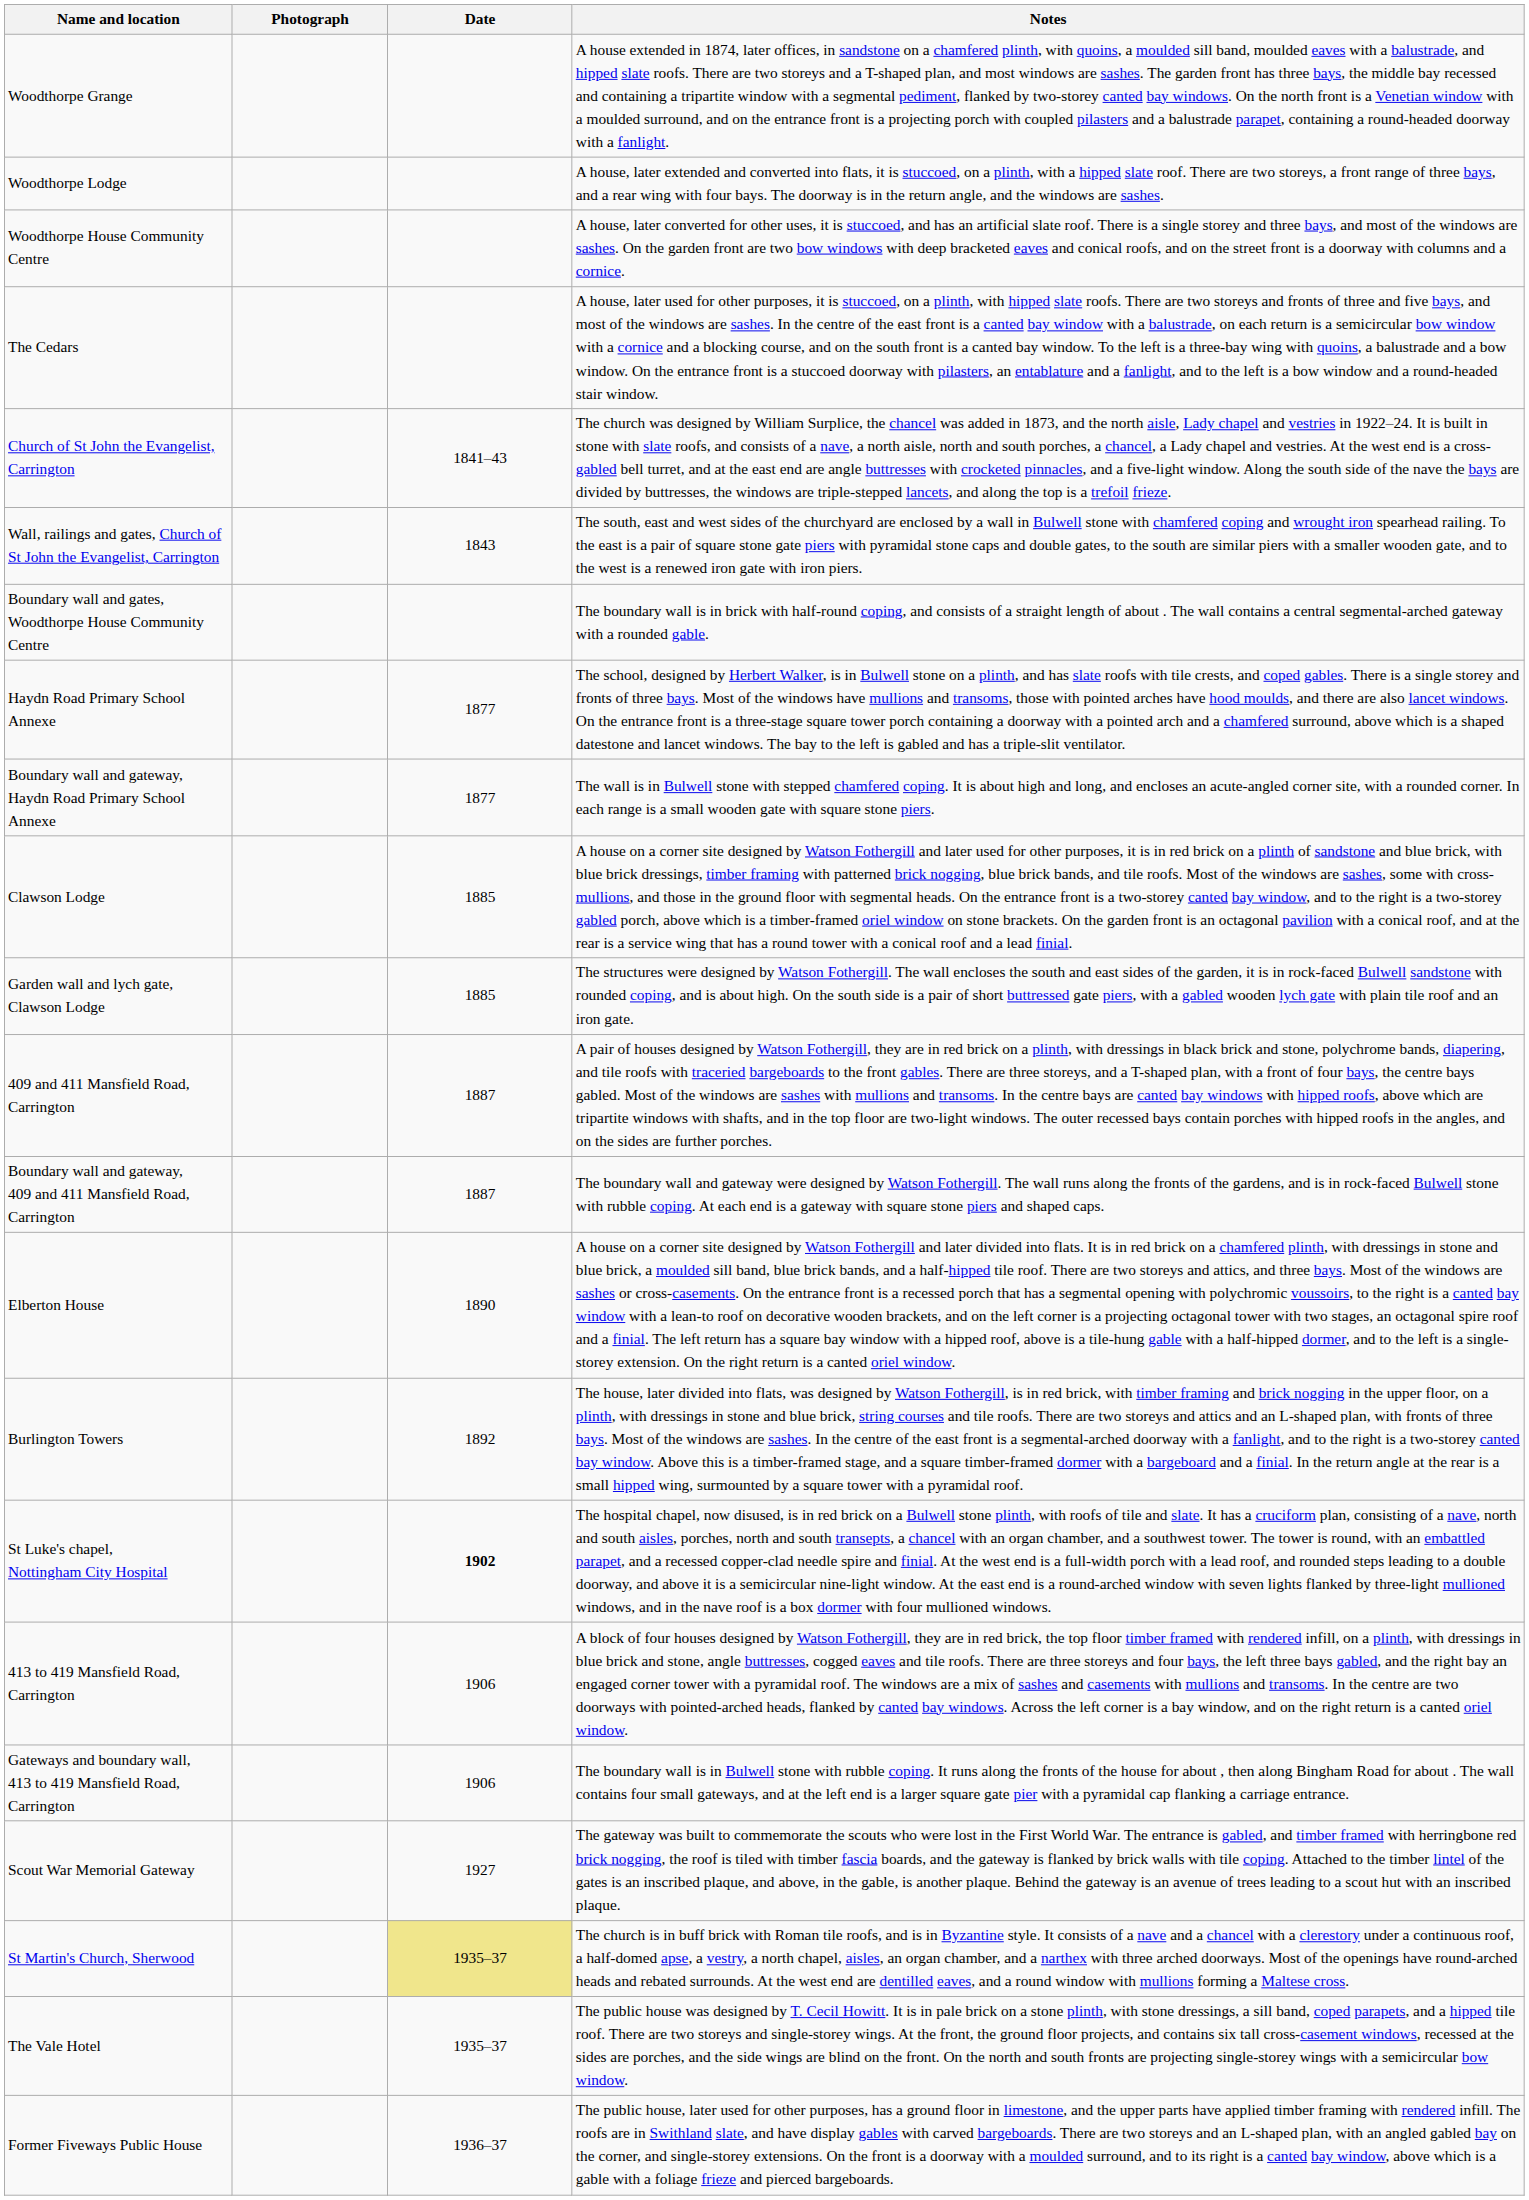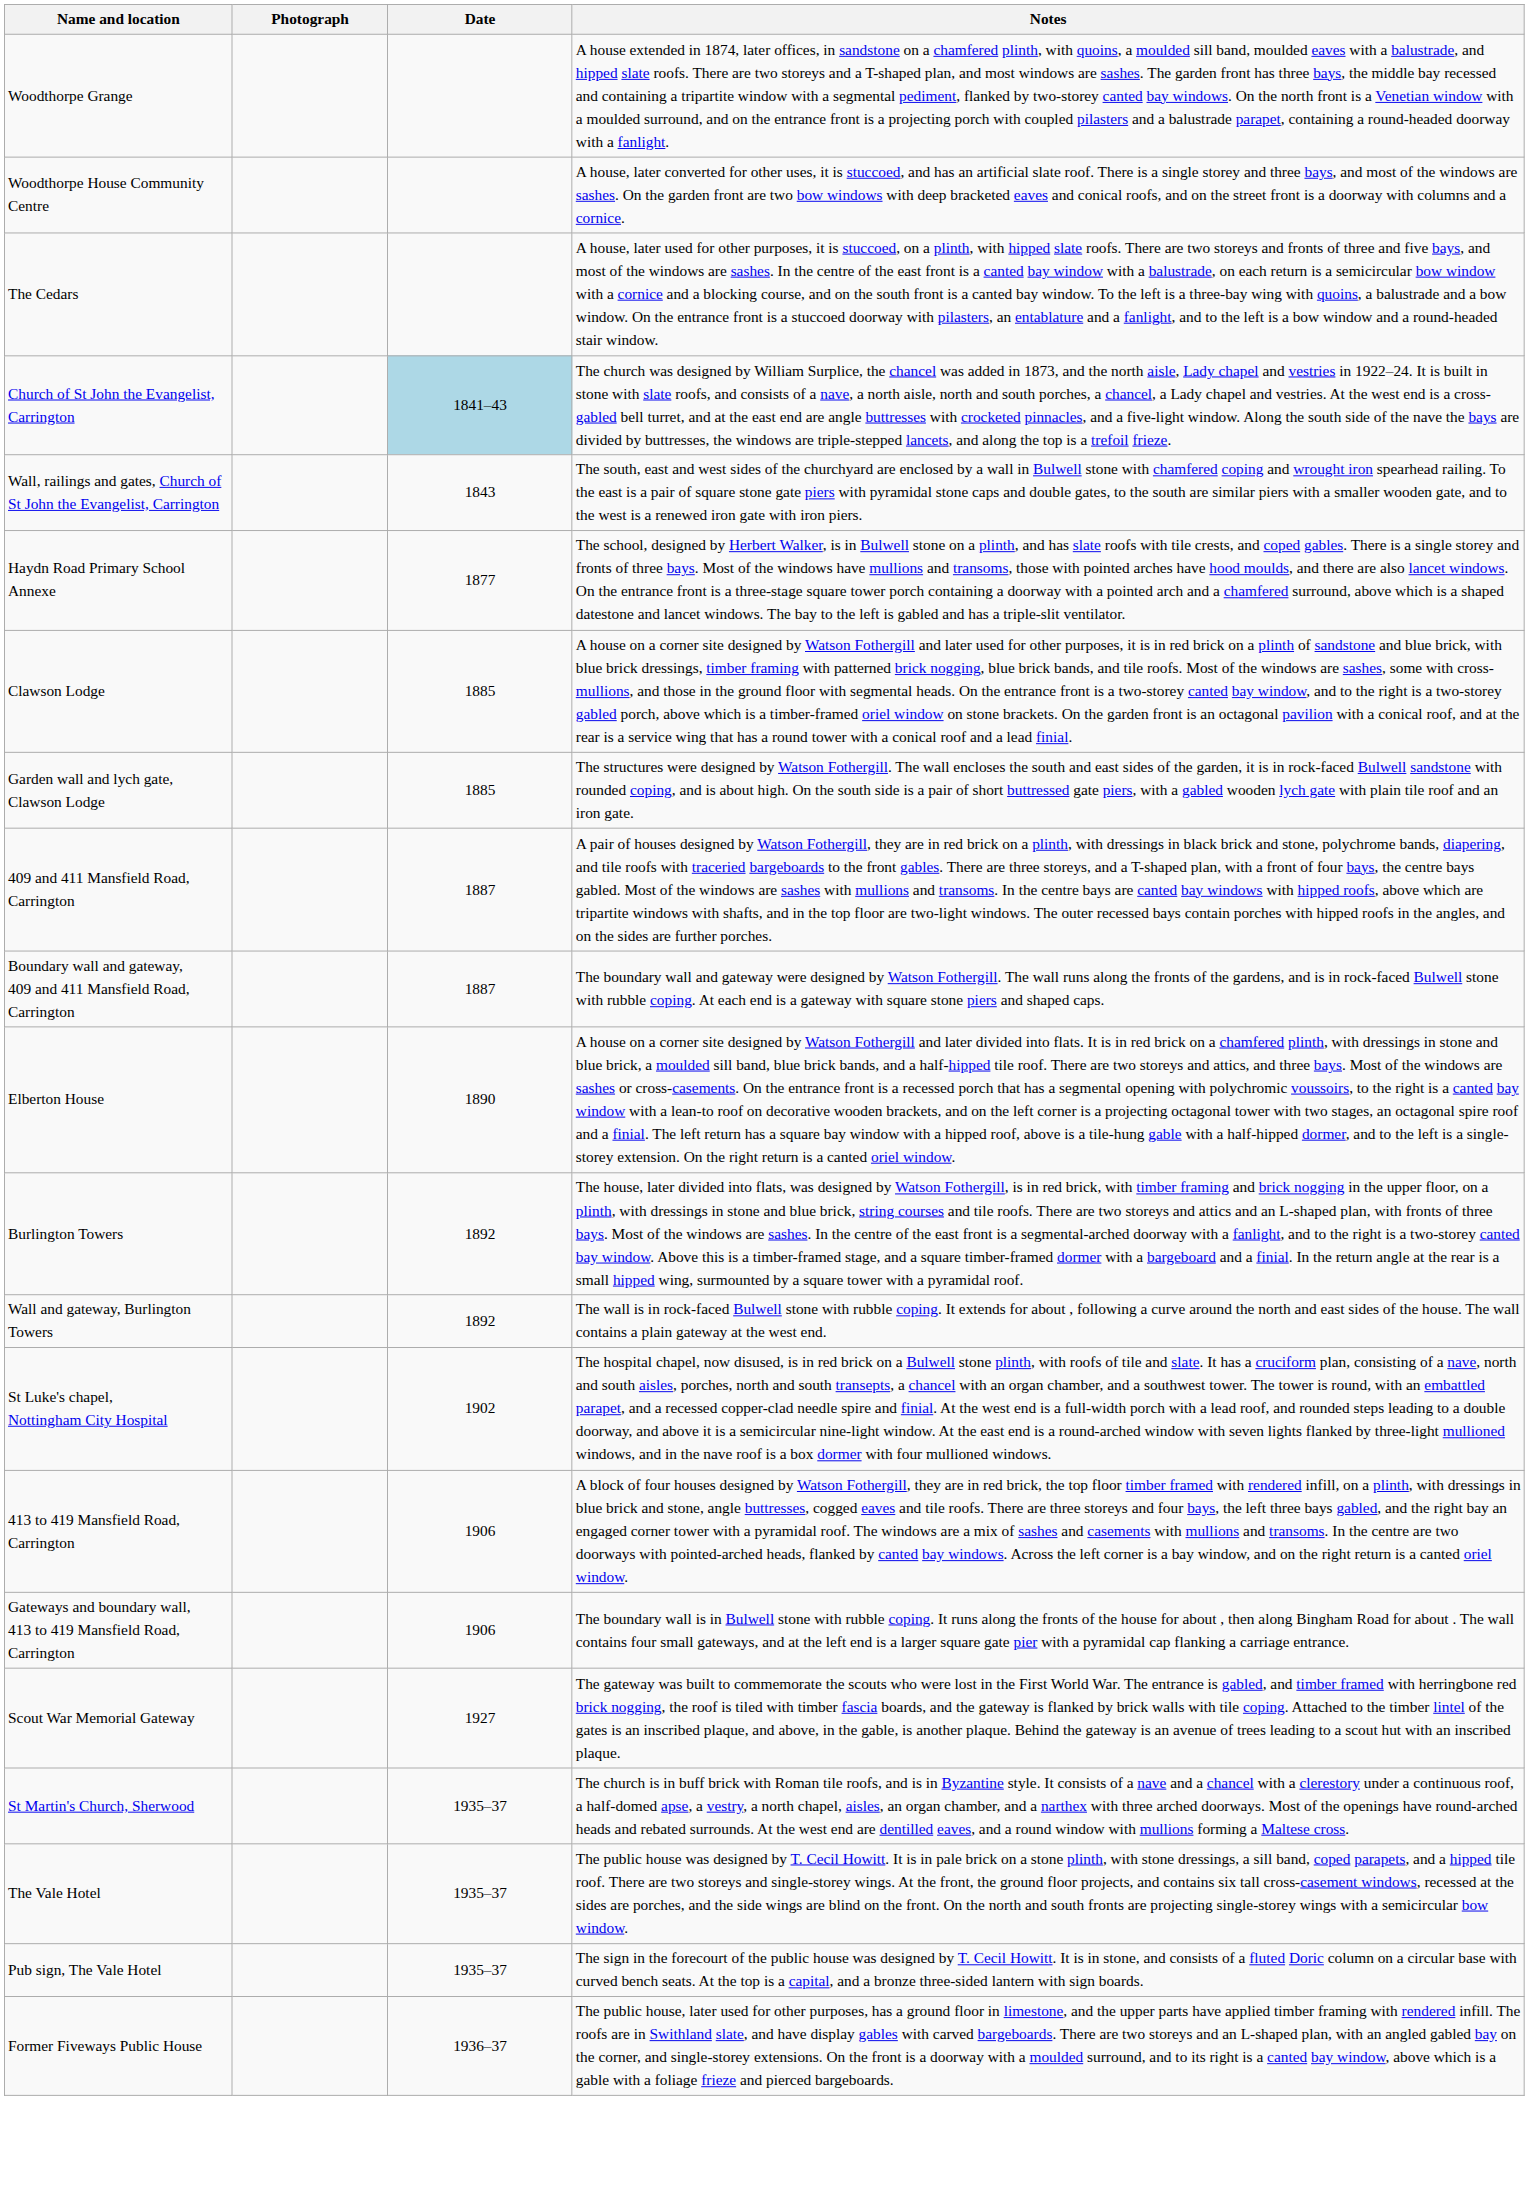- row: (67, 183)
(480, 458) no background -> (480, 404) lightblue background
- row: (106, 622)
- row: (97, 797)
+ row: (99, 1321)
(480, 1561) bold -> (480, 1408) normal
(480, 1958) khaki background -> (480, 1805) no background
+ row: (85, 1969)
